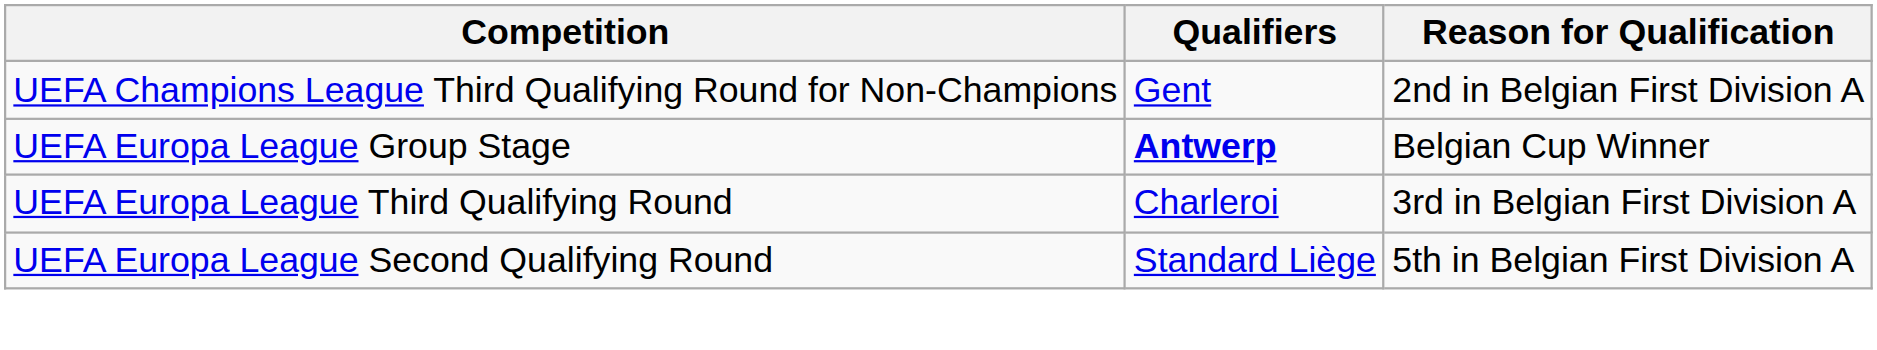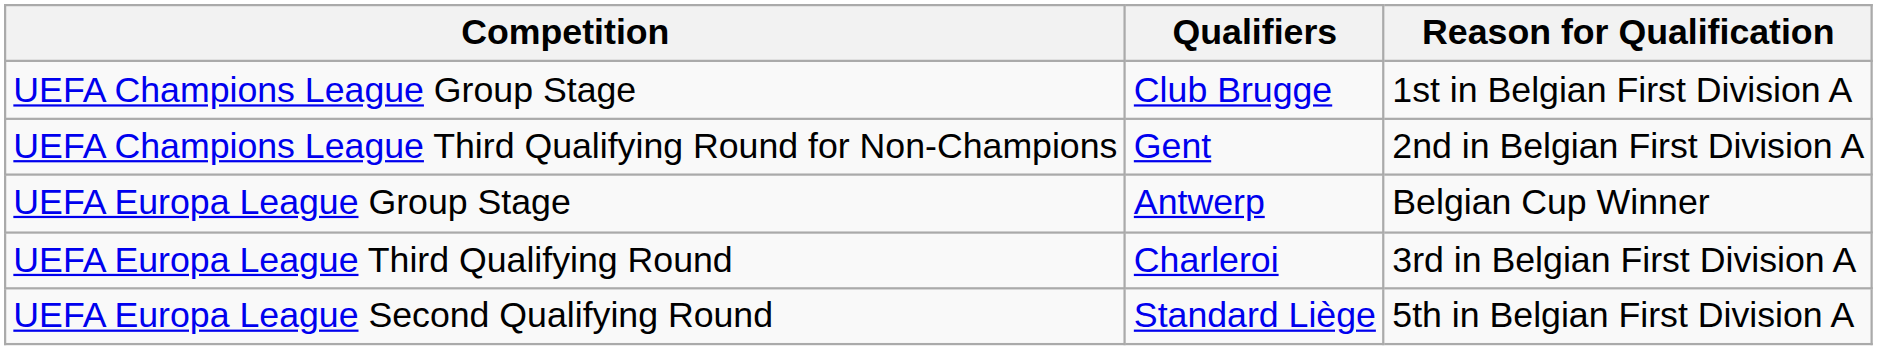+ row: (325, 89)
(1205, 145) bold -> (1199, 202) normal
